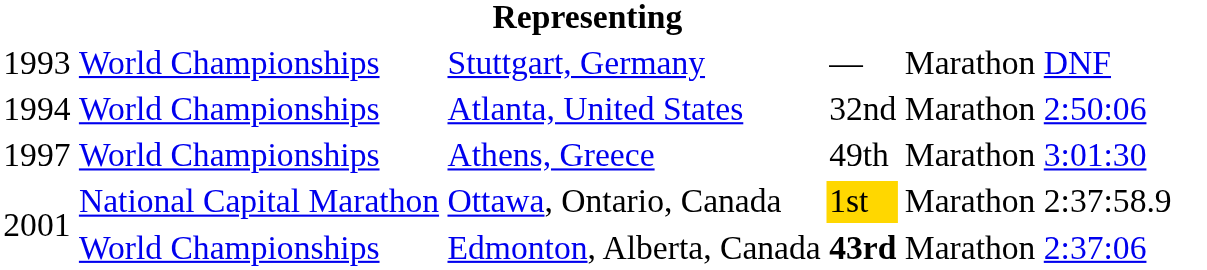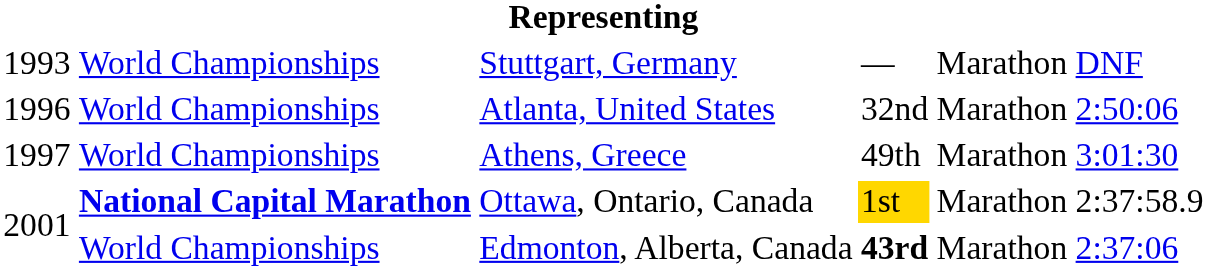(37, 109) 1994 -> (37, 109) 1996
(259, 201) normal -> (275, 201) bold
